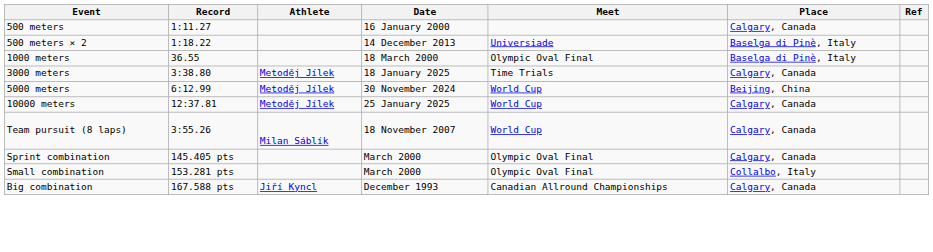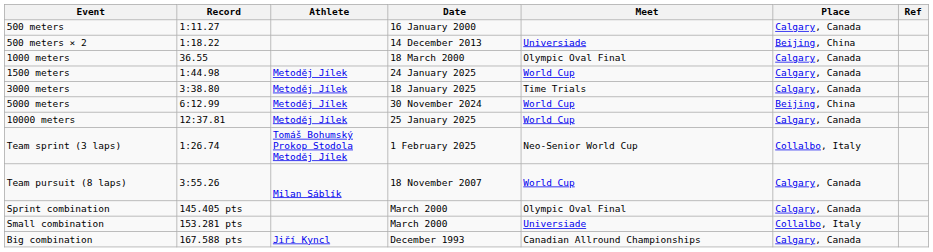(793, 43) Baselga di Pinè, Italy -> (815, 43) Beijing, China
(793, 58) Baselga di Pinè, Italy -> (818, 58) Calgary, Canada
+ row: (38, 74)
+ row: (64, 146)
(542, 172) Olympic Oval Final -> (555, 224) Universiade
